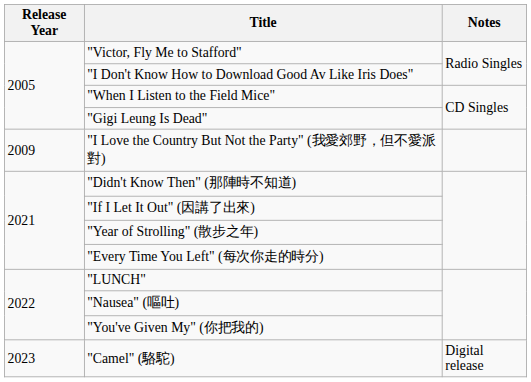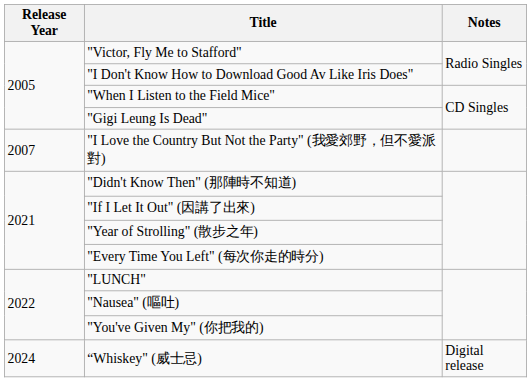(21, 150) 2009 -> (21, 150) 2007
- row: (131, 358)
+ row: (144, 358)
